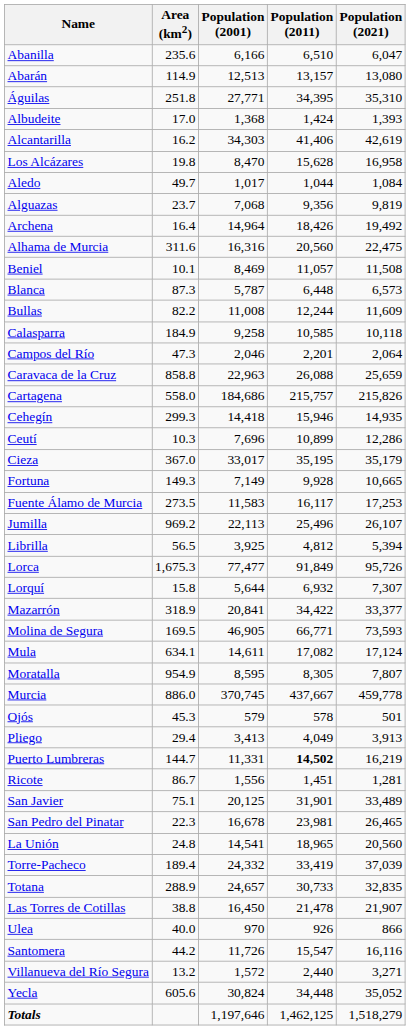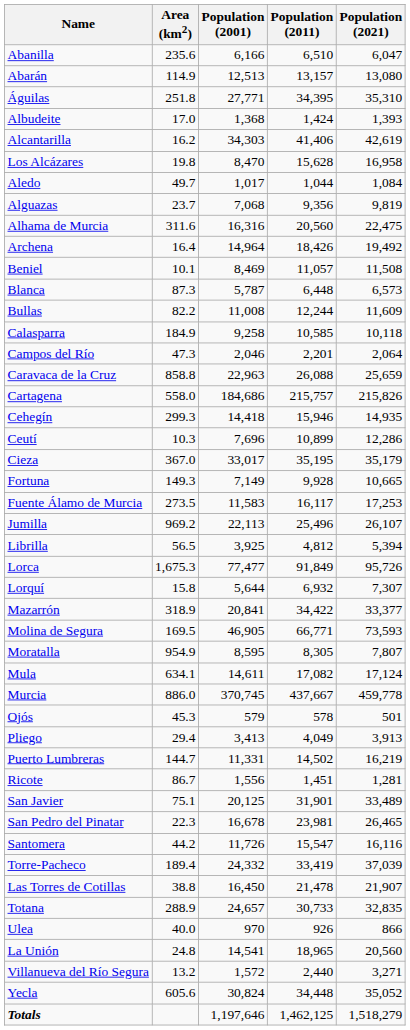rows swapped: (58, 247) <-> (30, 225)
rows swapped: (34, 673) <-> (22, 652)
(315, 758) bold -> (315, 758) normal
rows swapped: (36, 950) <-> (33, 843)
rows swapped: (66, 907) <-> (26, 886)
